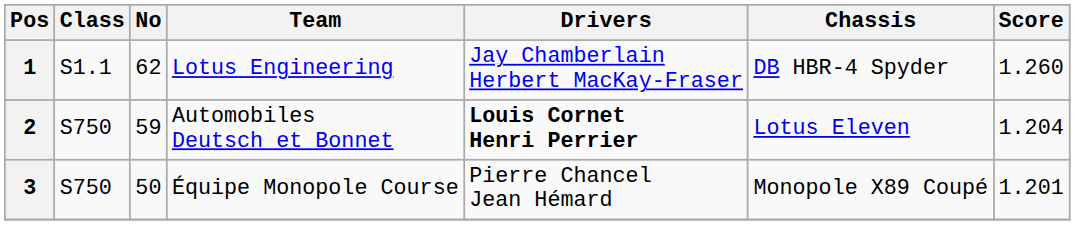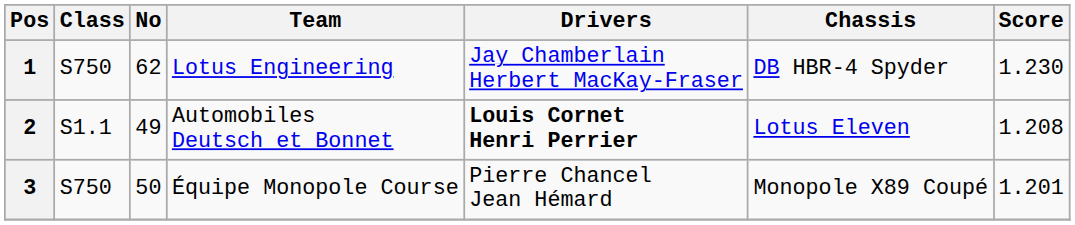(86, 70) S1.1 -> (86, 70) S750
(1031, 70) 1.260 -> (1031, 70) 1.230
(86, 130) S750 -> (86, 130) S1.1
(148, 130) 59 -> (148, 130) 49
(1031, 130) 1.204 -> (1031, 130) 1.208
